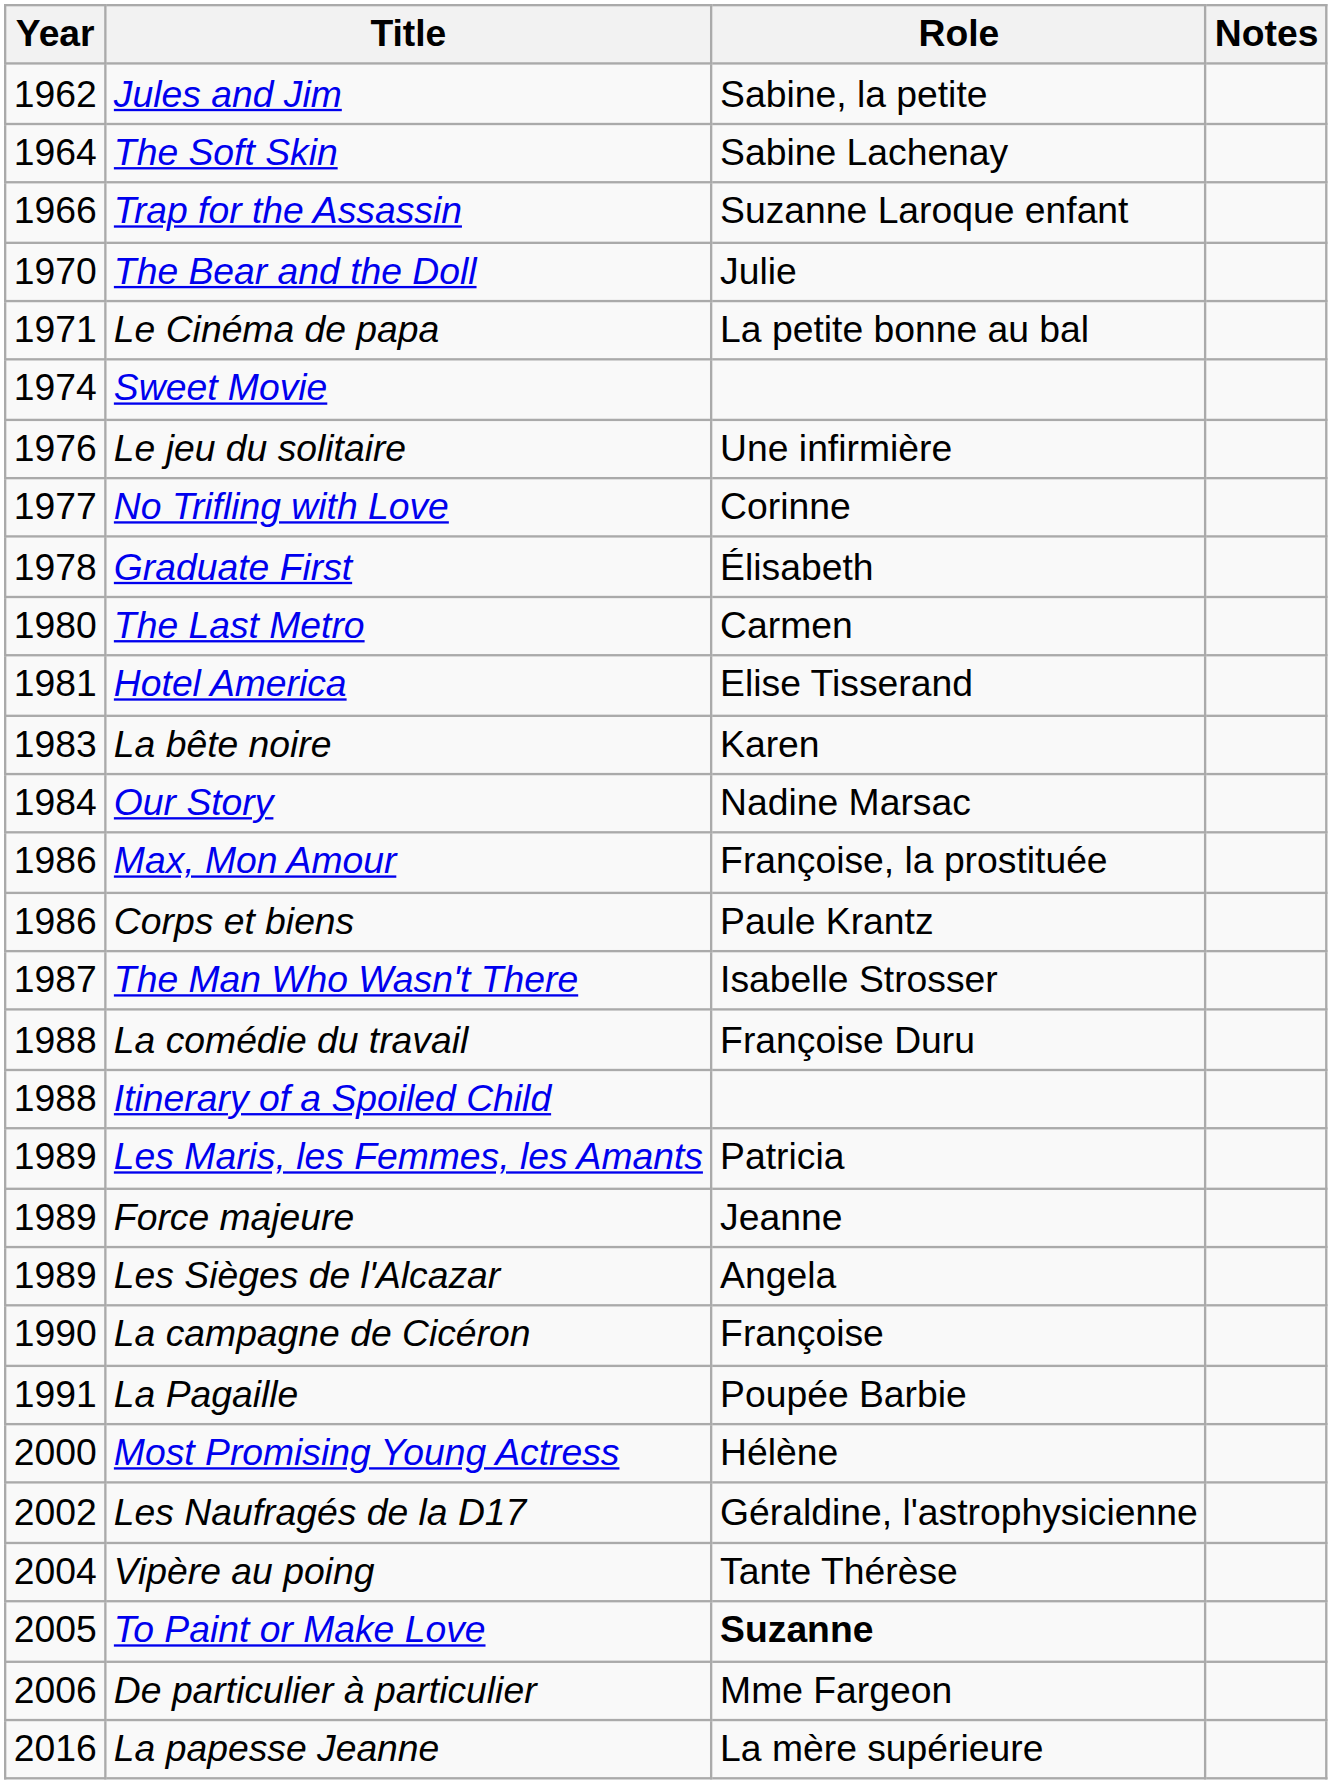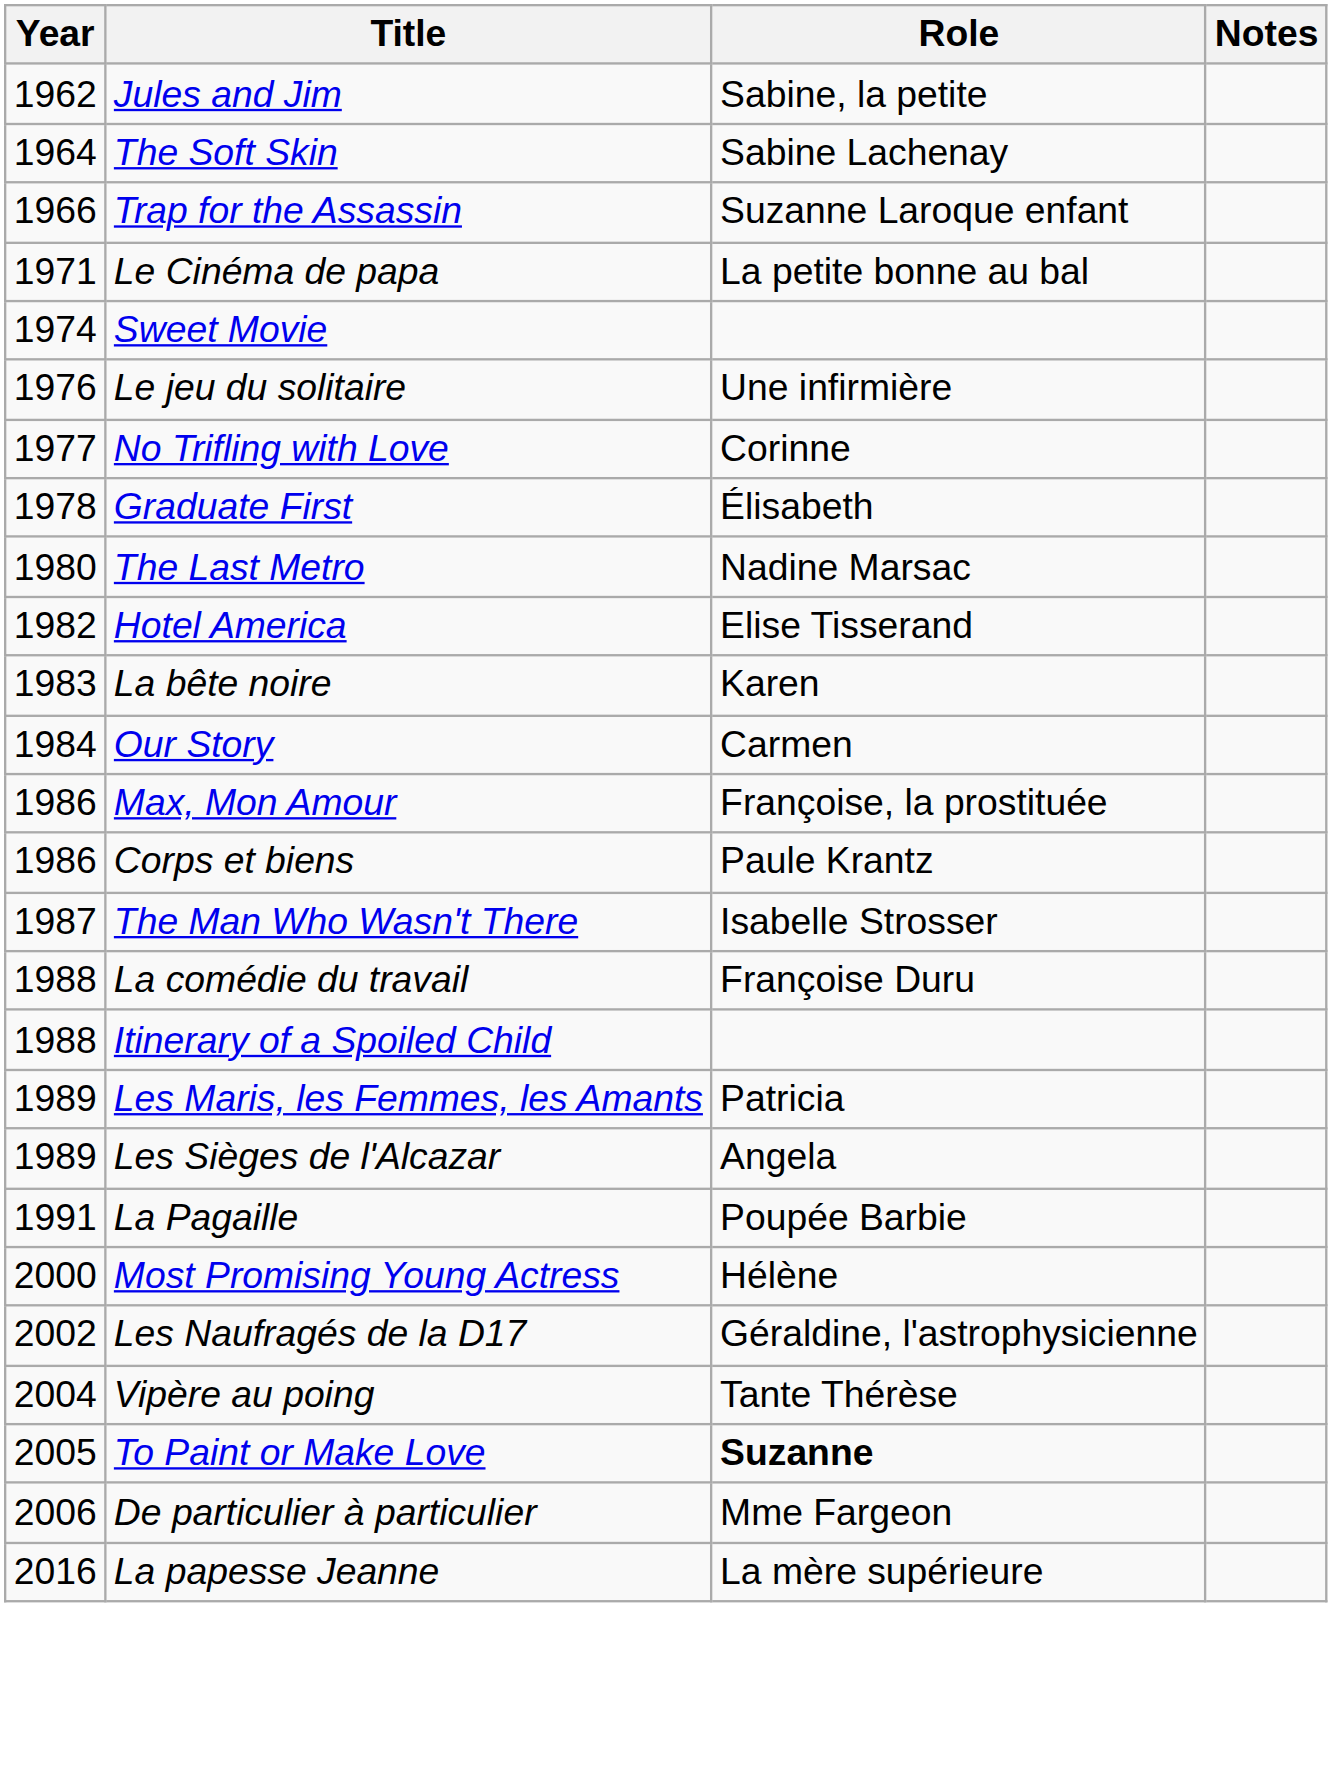- row: (295, 270)
(786, 625) Carmen -> (845, 566) Nadine Marsac
(55, 684) 1981 -> (55, 625) 1982
(845, 802) Nadine Marsac -> (786, 743) Carmen
- row: (234, 1216)
- row: (322, 1334)
